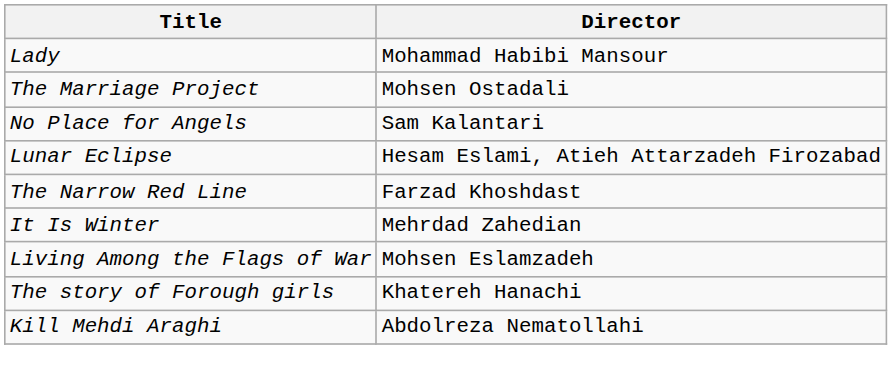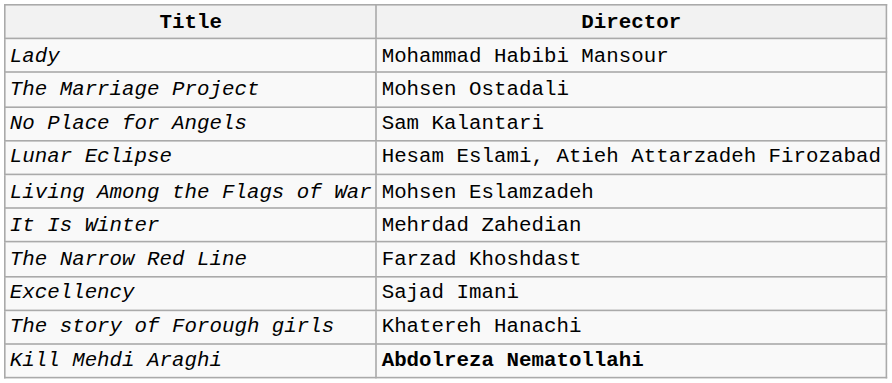rows swapped: (128, 191) <-> (191, 259)
+ row: (72, 293)
(513, 327) normal -> (513, 361) bold
